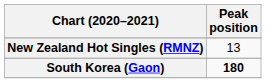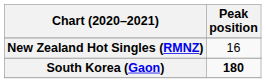(234, 48) 13 -> (234, 48) 16
